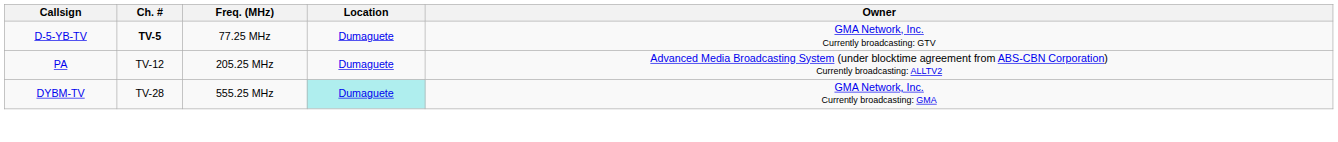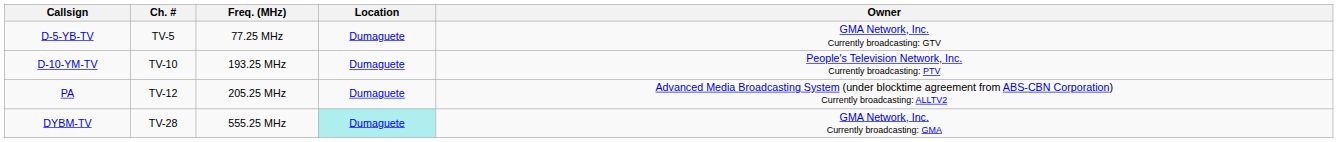(150, 36) bold -> (163, 36) normal
+ row: (67, 65)
